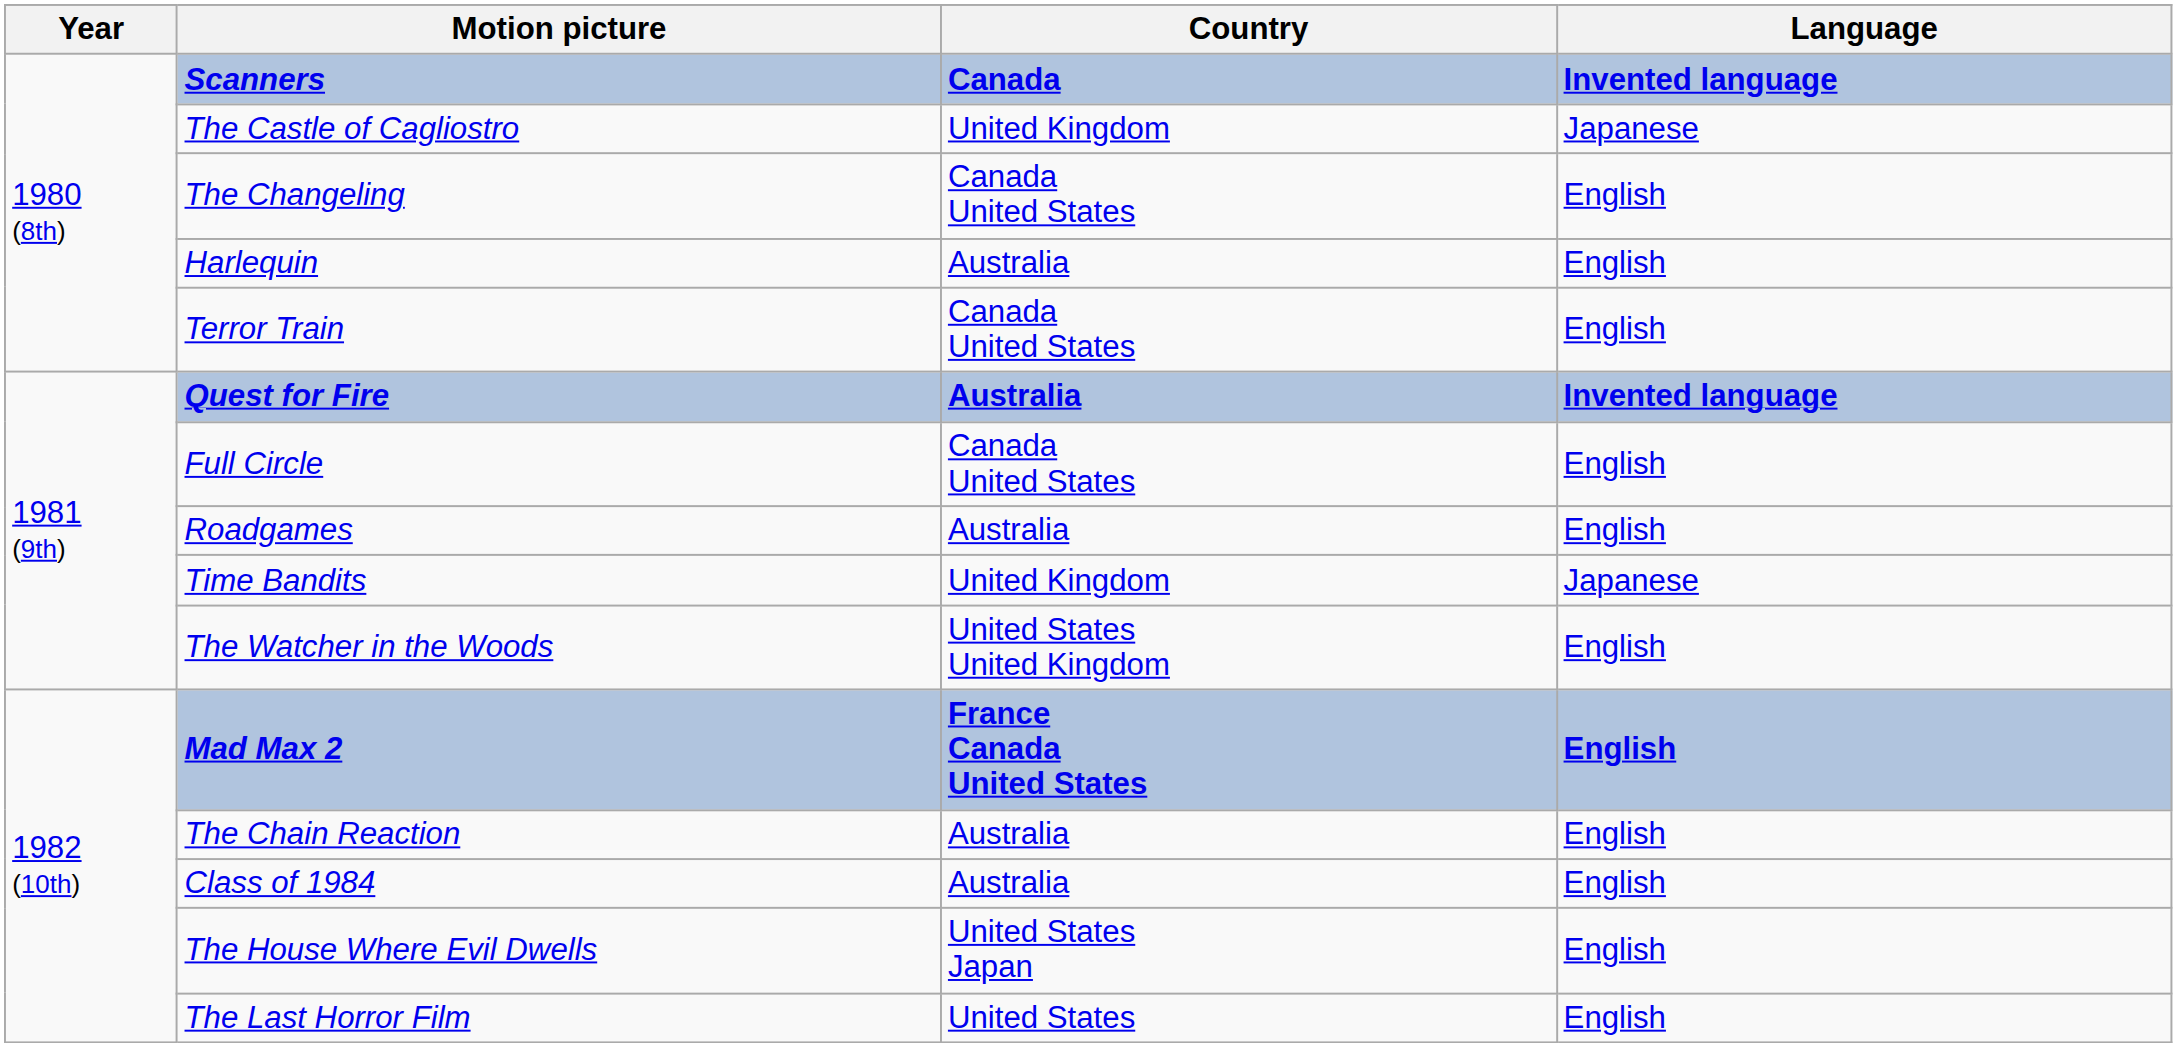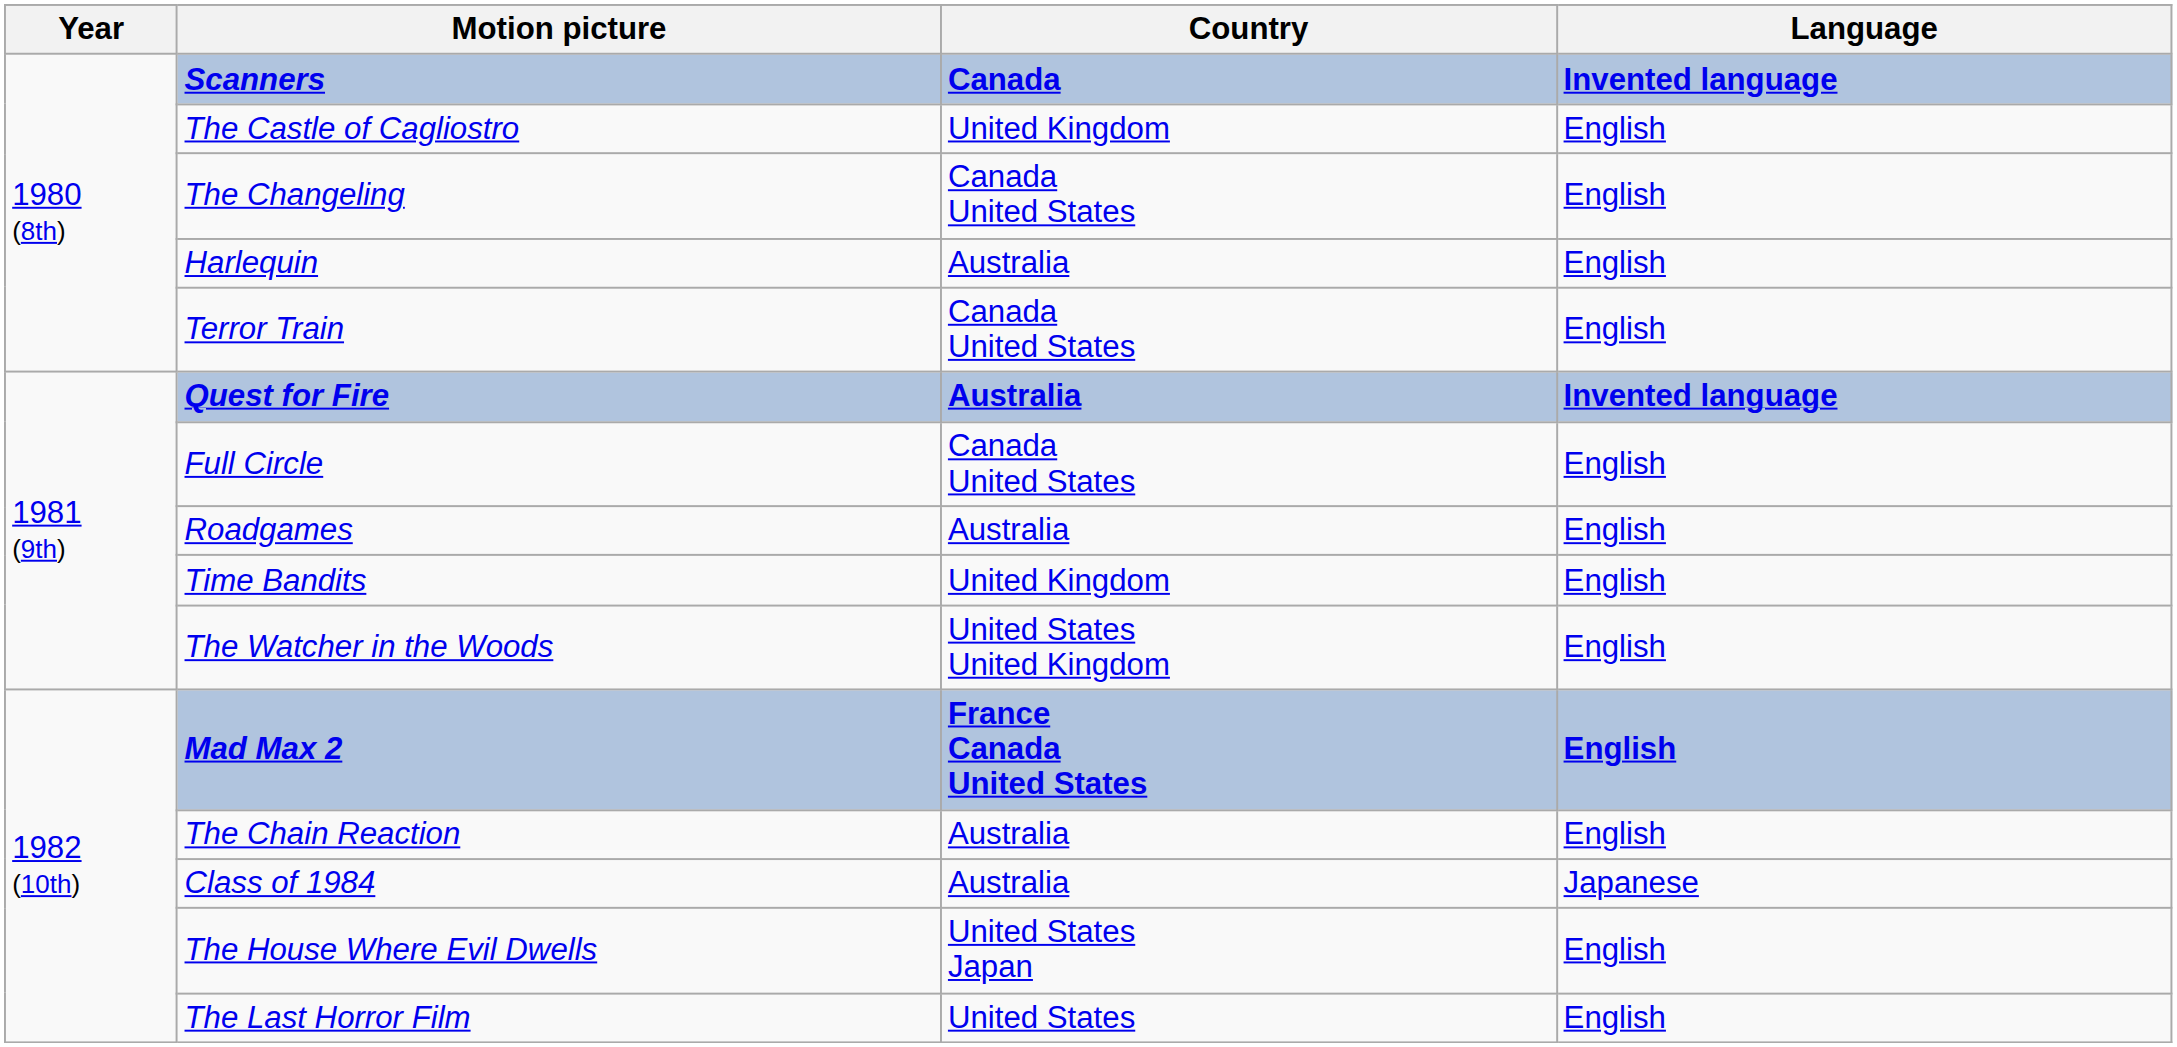(1631, 128) Japanese -> (1615, 128) English
(1631, 579) Japanese -> (1615, 579) English
(1615, 883) English -> (1631, 883) Japanese
